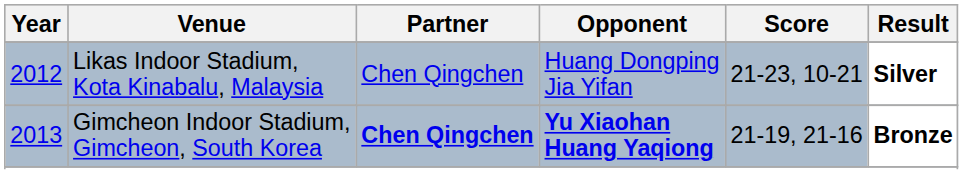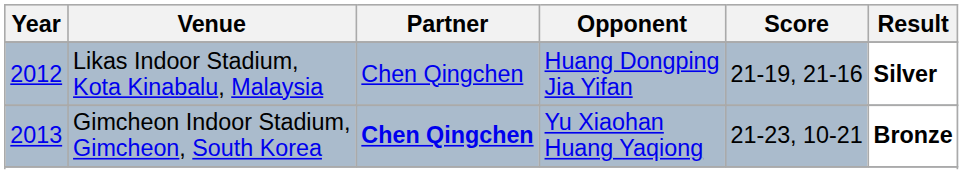(797, 73) 21-23, 10-21 -> (797, 73) 21-19, 21-16
(629, 136) bold -> (624, 136) normal
(797, 136) 21-19, 21-16 -> (797, 136) 21-23, 10-21
